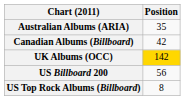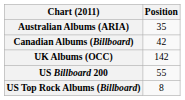(161, 57) gold background -> (161, 57) no background
(161, 73) 56 -> (161, 73) 55
